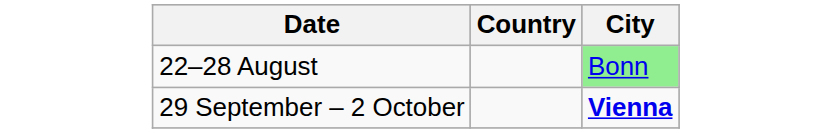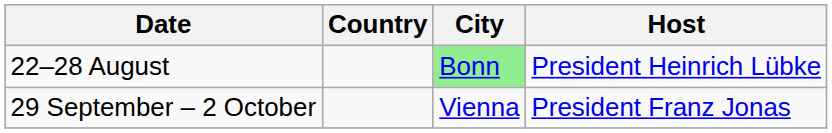+ column: (676, 25)
(630, 107) bold -> (479, 107) normal
